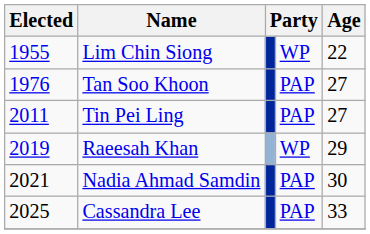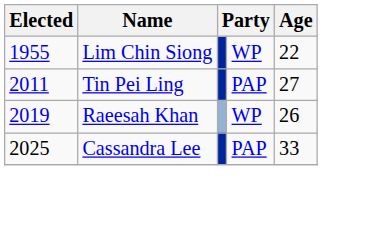- row: (146, 84)
(337, 148) 29 -> (289, 116) 26
- row: (171, 180)
